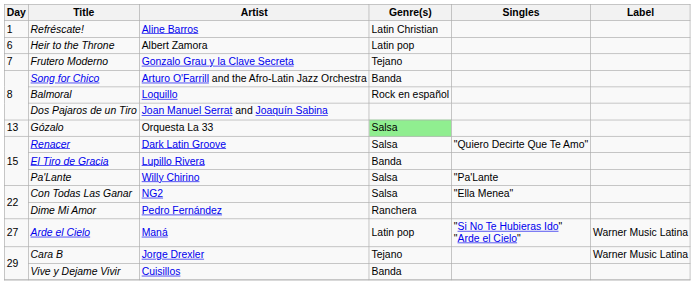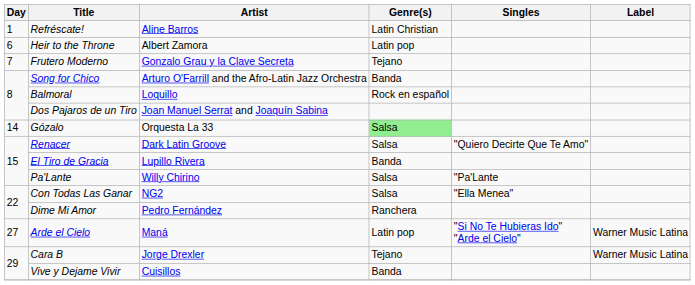(13, 128) 13 -> (13, 128) 14
